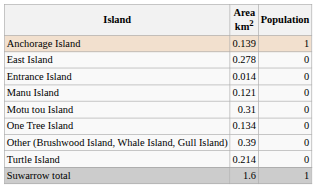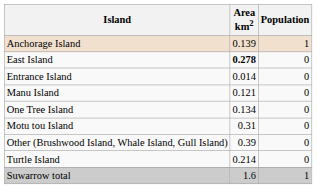(244, 60) normal -> (244, 60) bold
rows swapped: (40, 109) <-> (40, 126)
